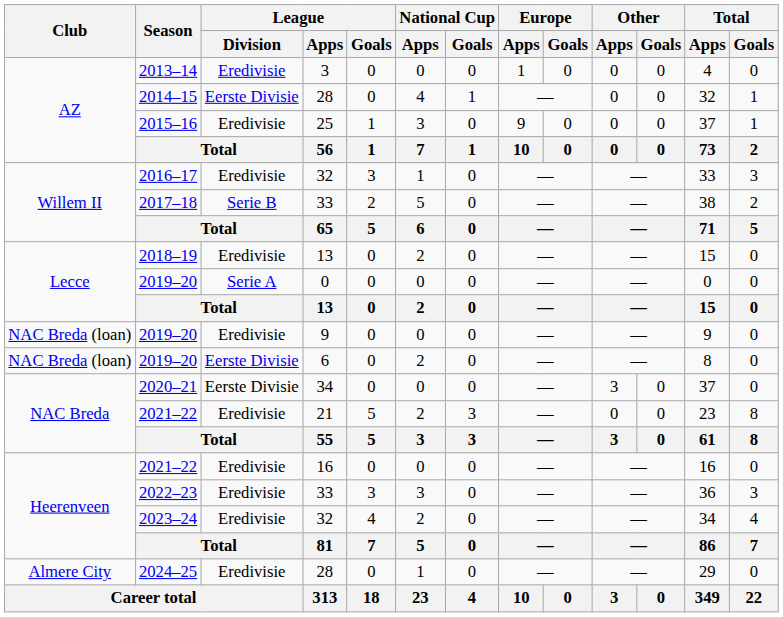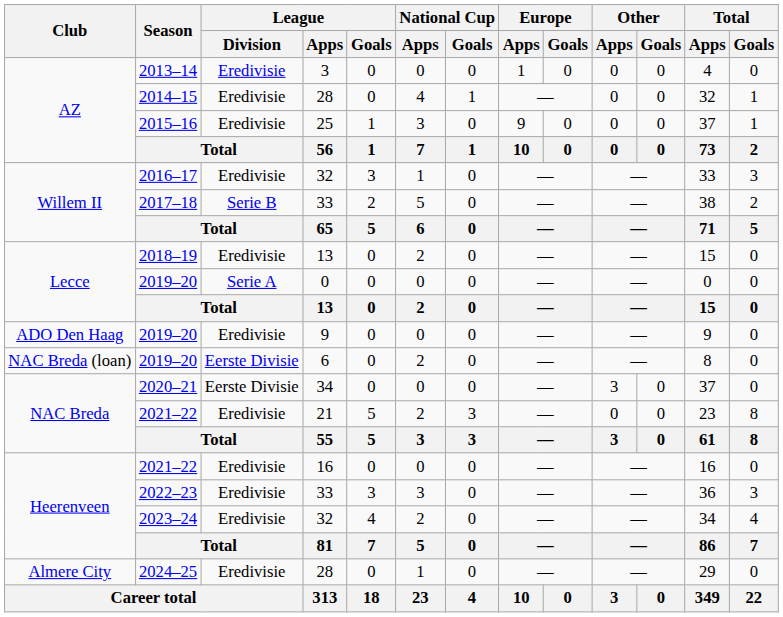(252, 96) Eerste Divisie -> (252, 96) Eredivisie
(70, 334) NAC Breda (loan) -> (70, 334) ADO Den Haag
